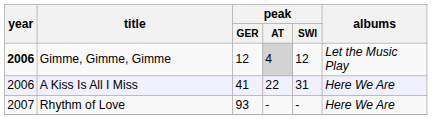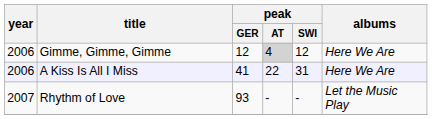(21, 59) bold -> (21, 52) normal
(361, 59) Let the Music Play -> (360, 52) Here We Are
(360, 104) Here We Are -> (361, 98) Let the Music Play
